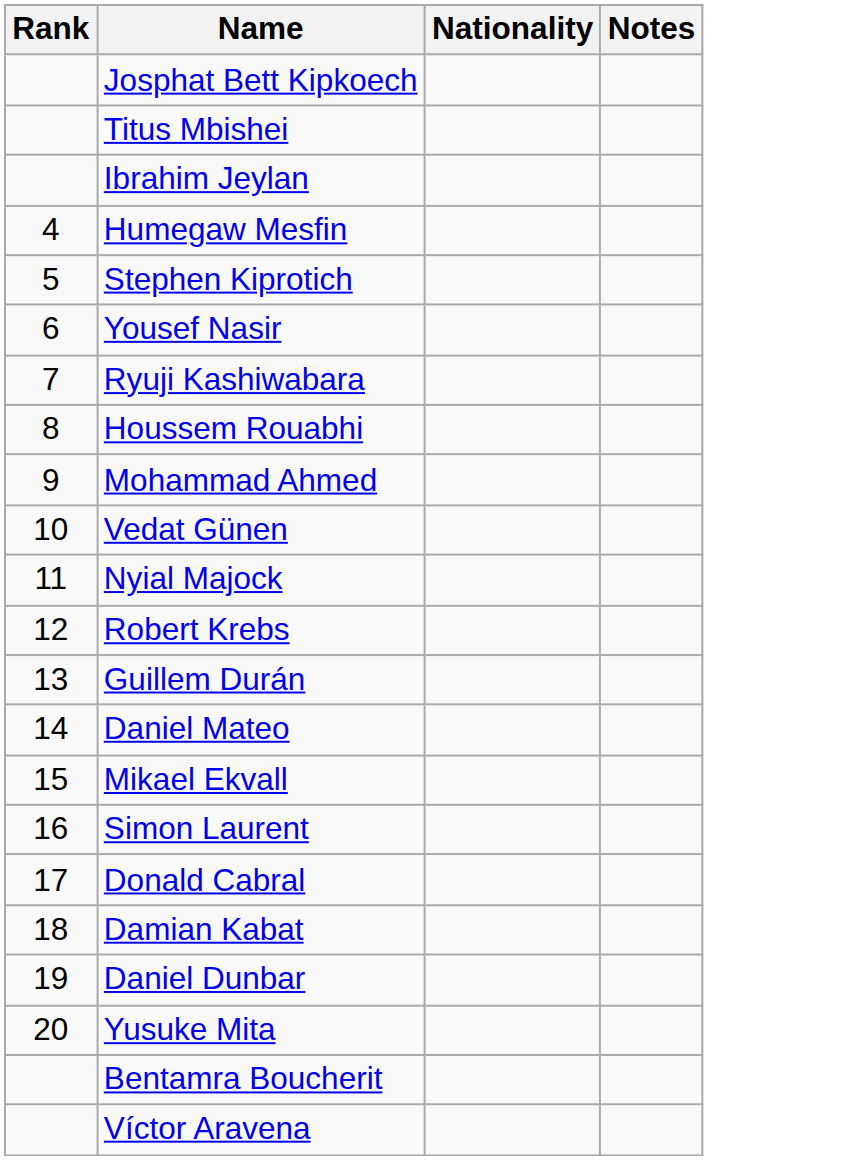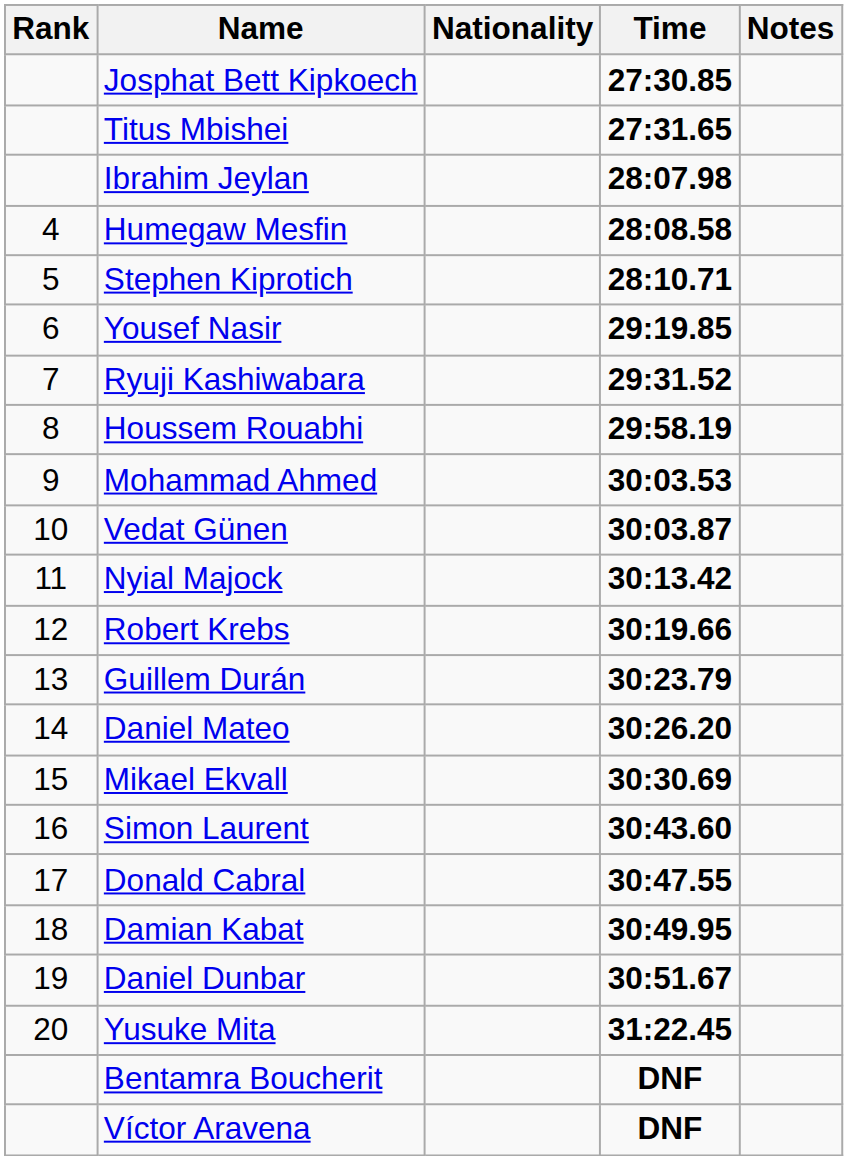+ column: (670, 29)
